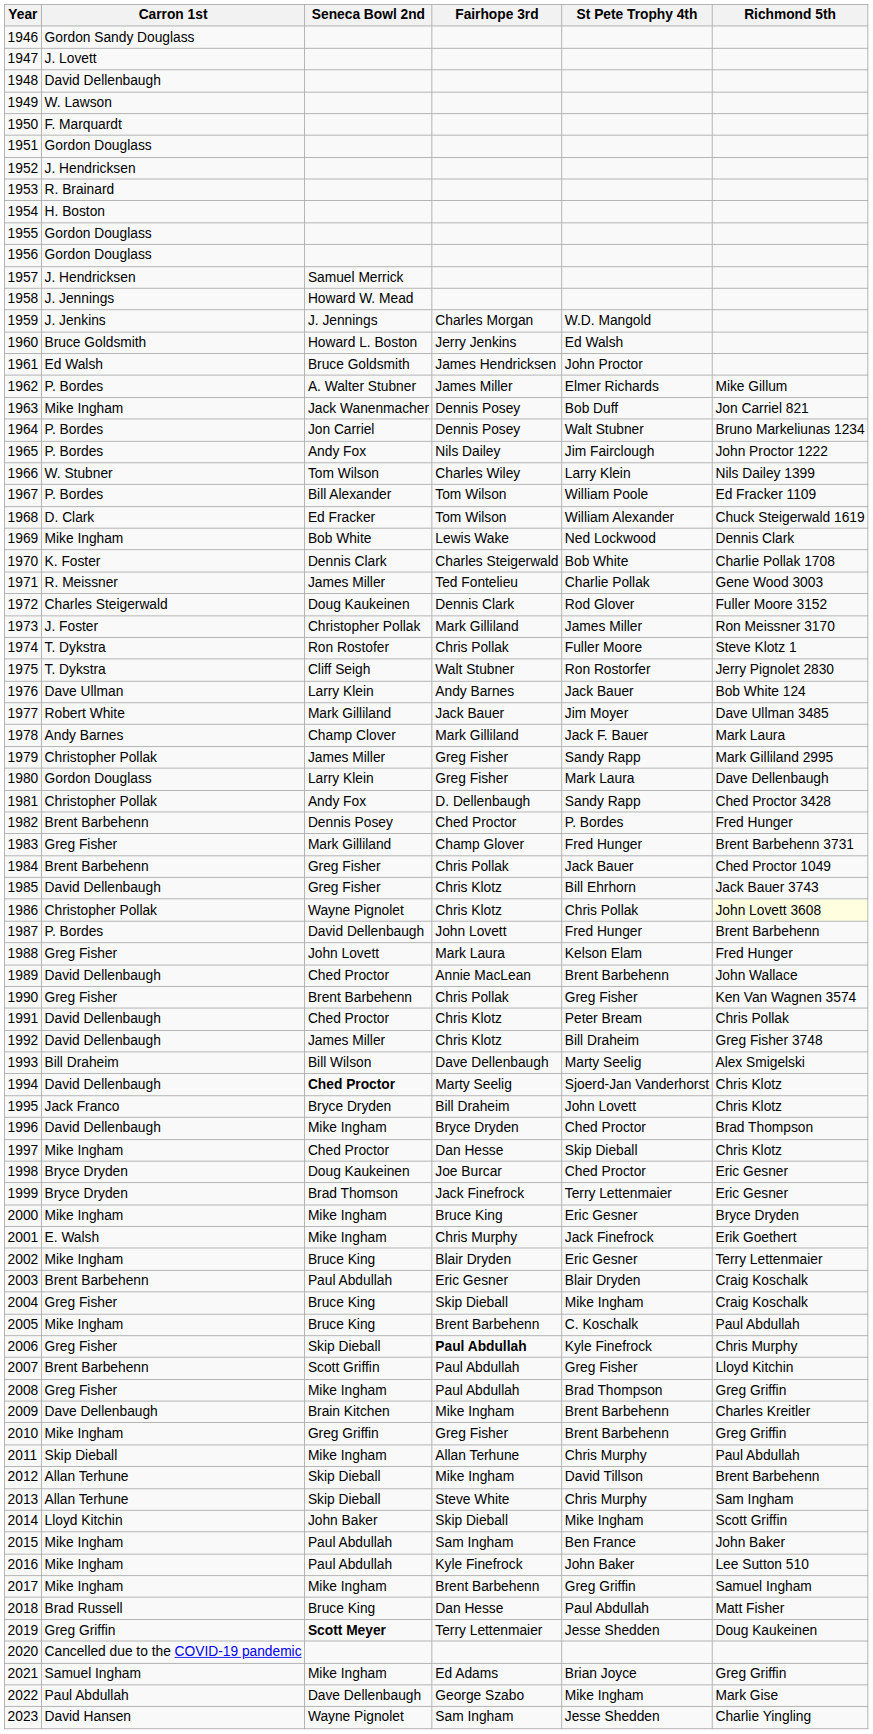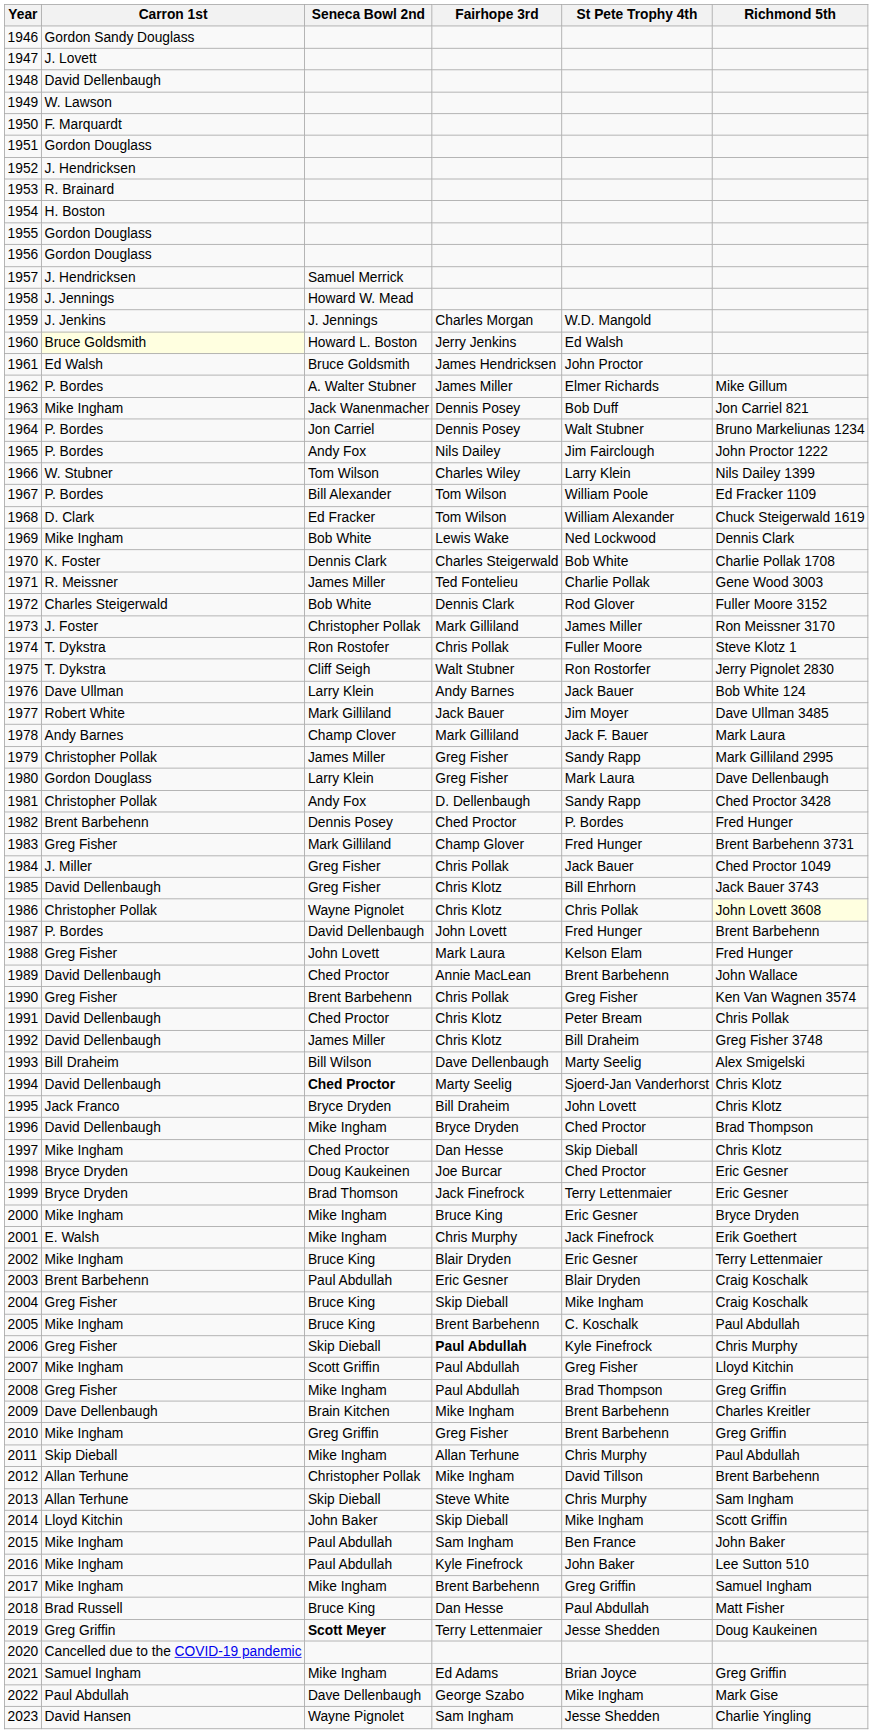(95, 342) no background -> (95, 342) lightyellow background
(359, 604) Doug Kaukeinen -> (340, 604) Bob White
(97, 866) Brent Barbehenn -> (68, 866) J. Miller
(97, 1368) Brent Barbehenn -> (84, 1368) Mike Ingham
(344, 1477) Skip Dieball -> (364, 1477) Christopher Pollak
